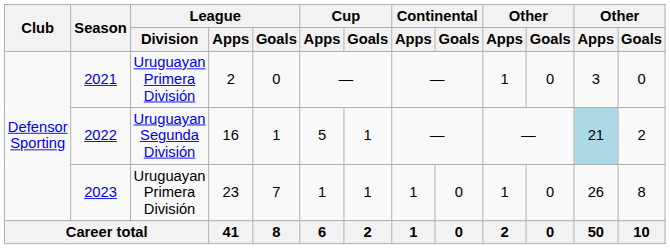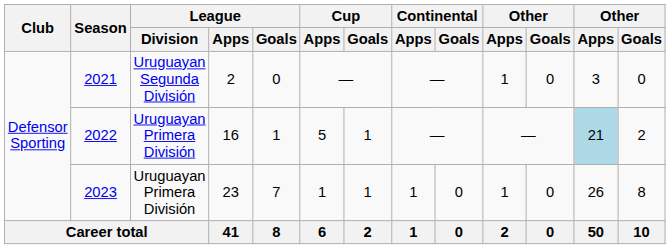(170, 79) Uruguayan Primera División -> (170, 79) Uruguayan Segunda División
(170, 135) Uruguayan Segunda División -> (170, 135) Uruguayan Primera División
